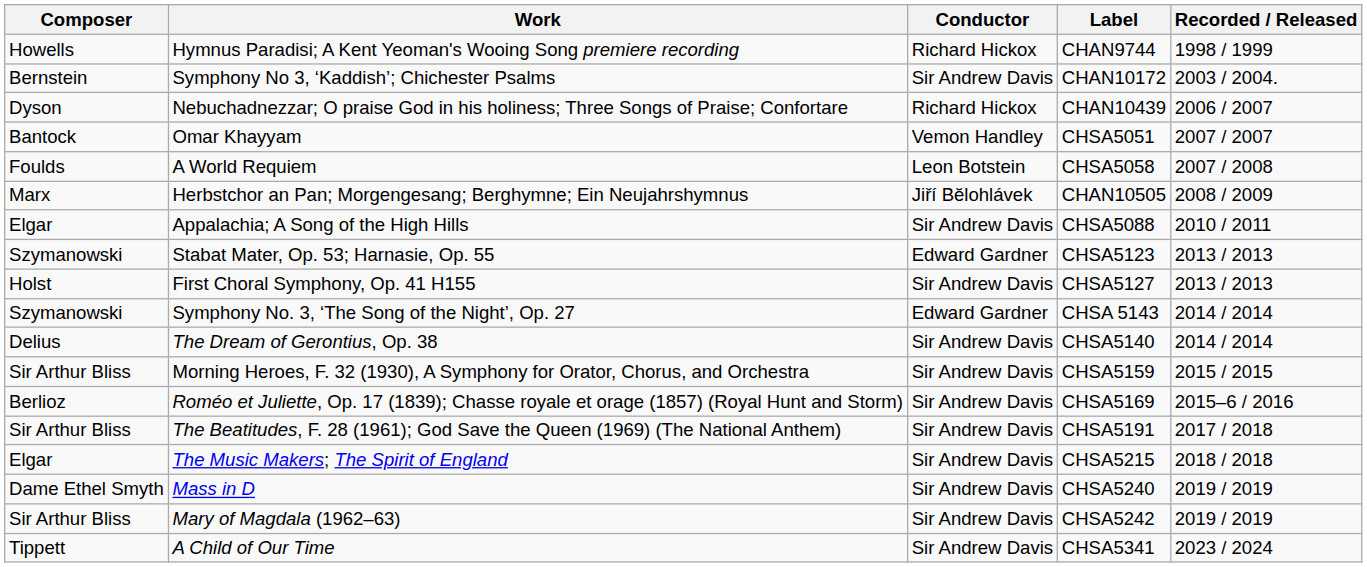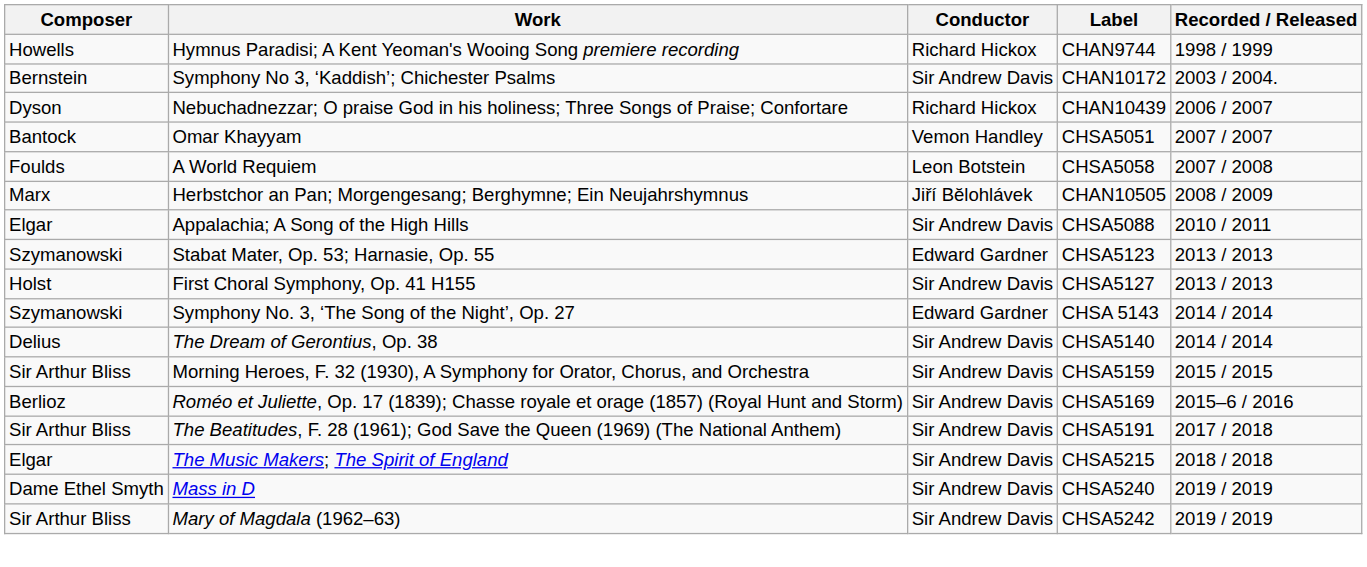- row: (254, 548)
